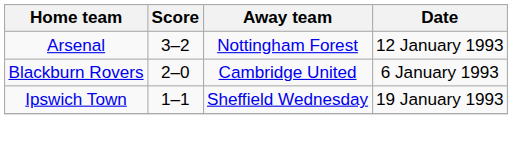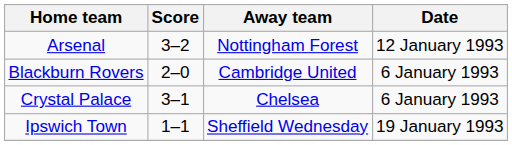+ row: (76, 99)
